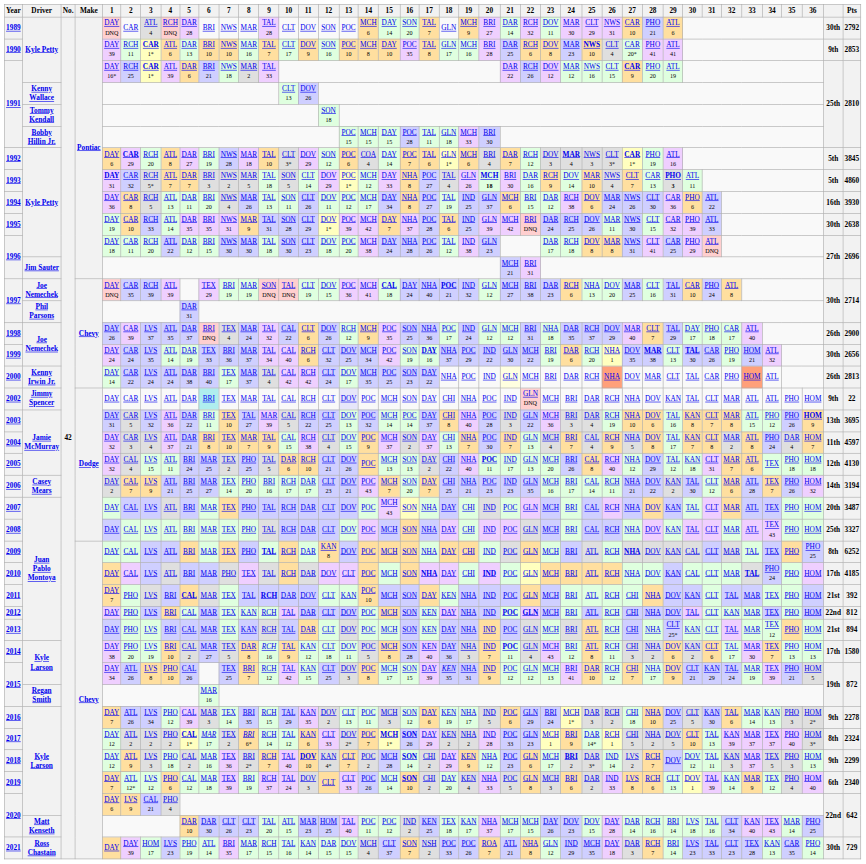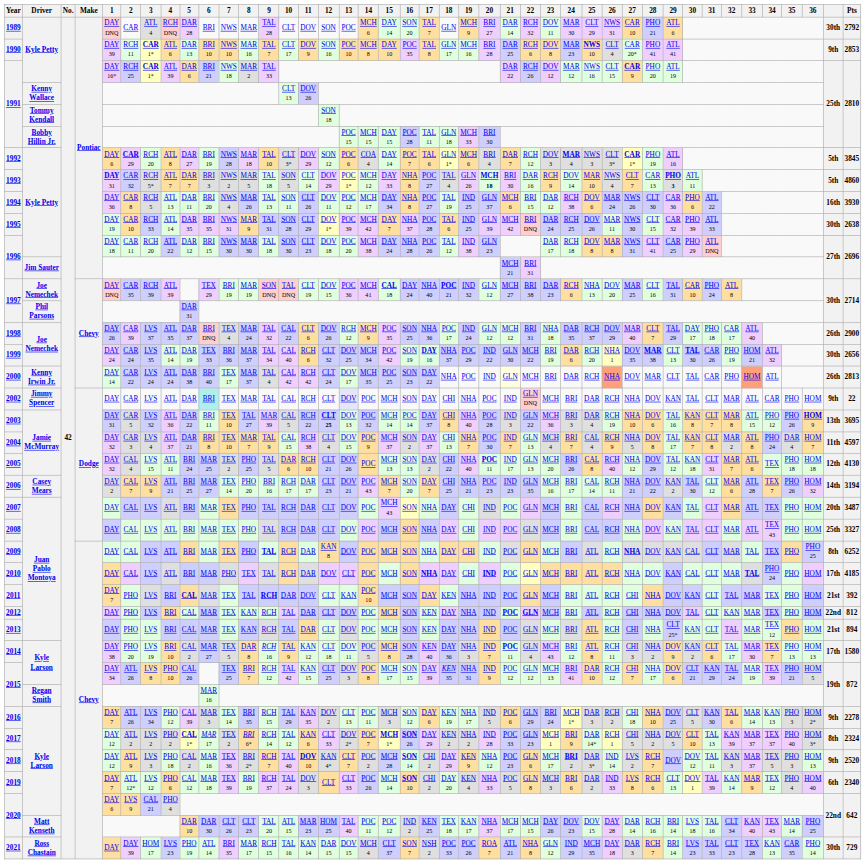(772, 399) ATL -> (772, 399) CAR
(329, 420) normal -> (329, 420) bold
(673, 651) DOV 6 -> (673, 651) DOV 9
(673, 673) DOV 9 -> (673, 673) DOV 6
(852, 761) 2299 -> (852, 761) 2520
